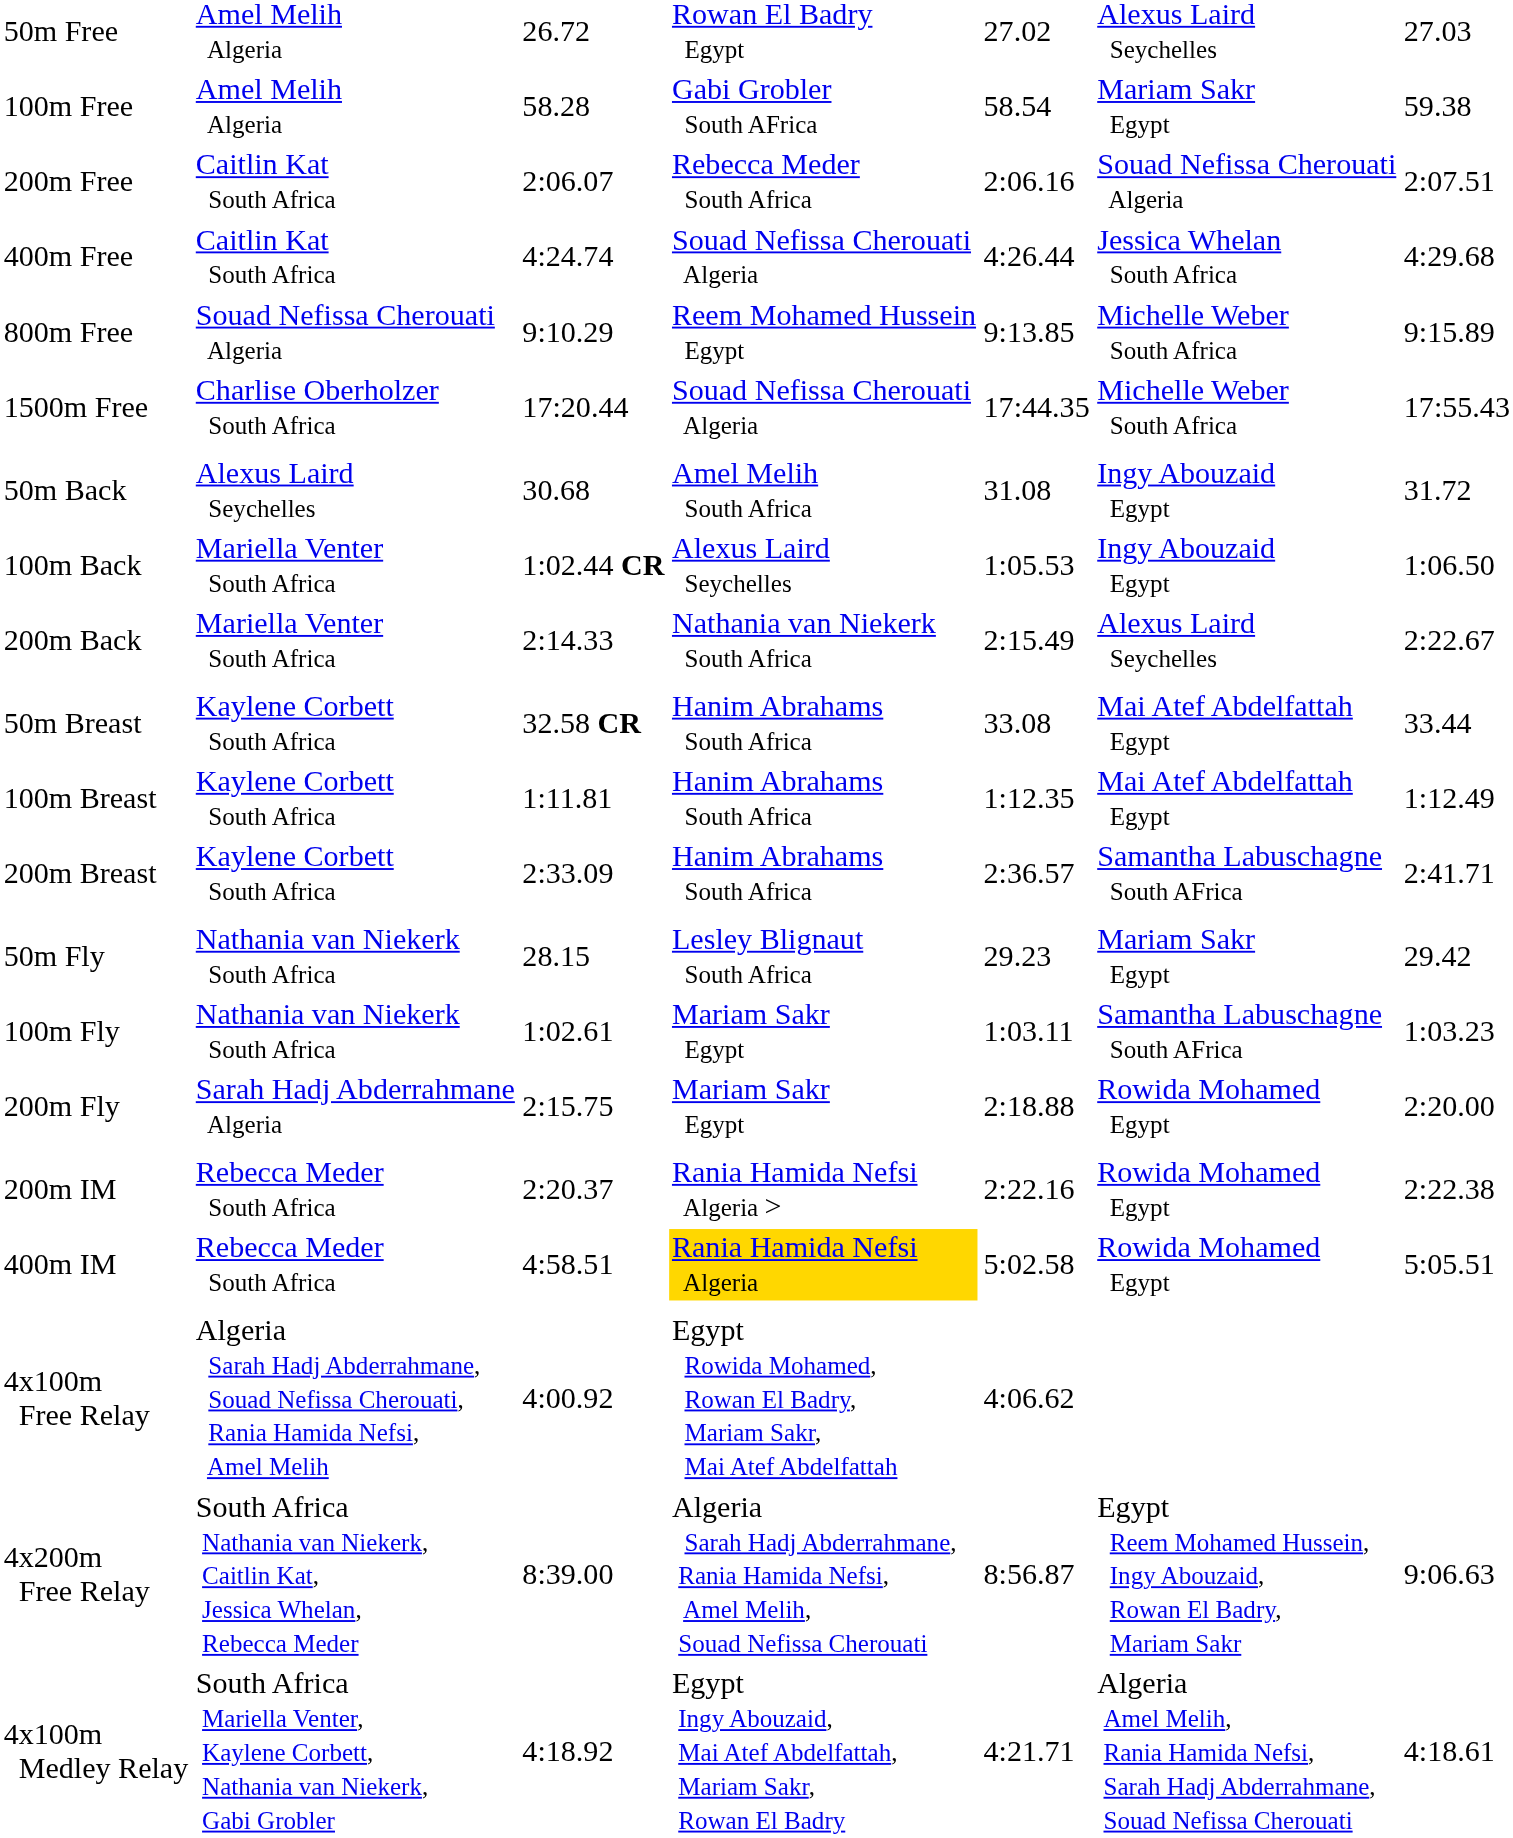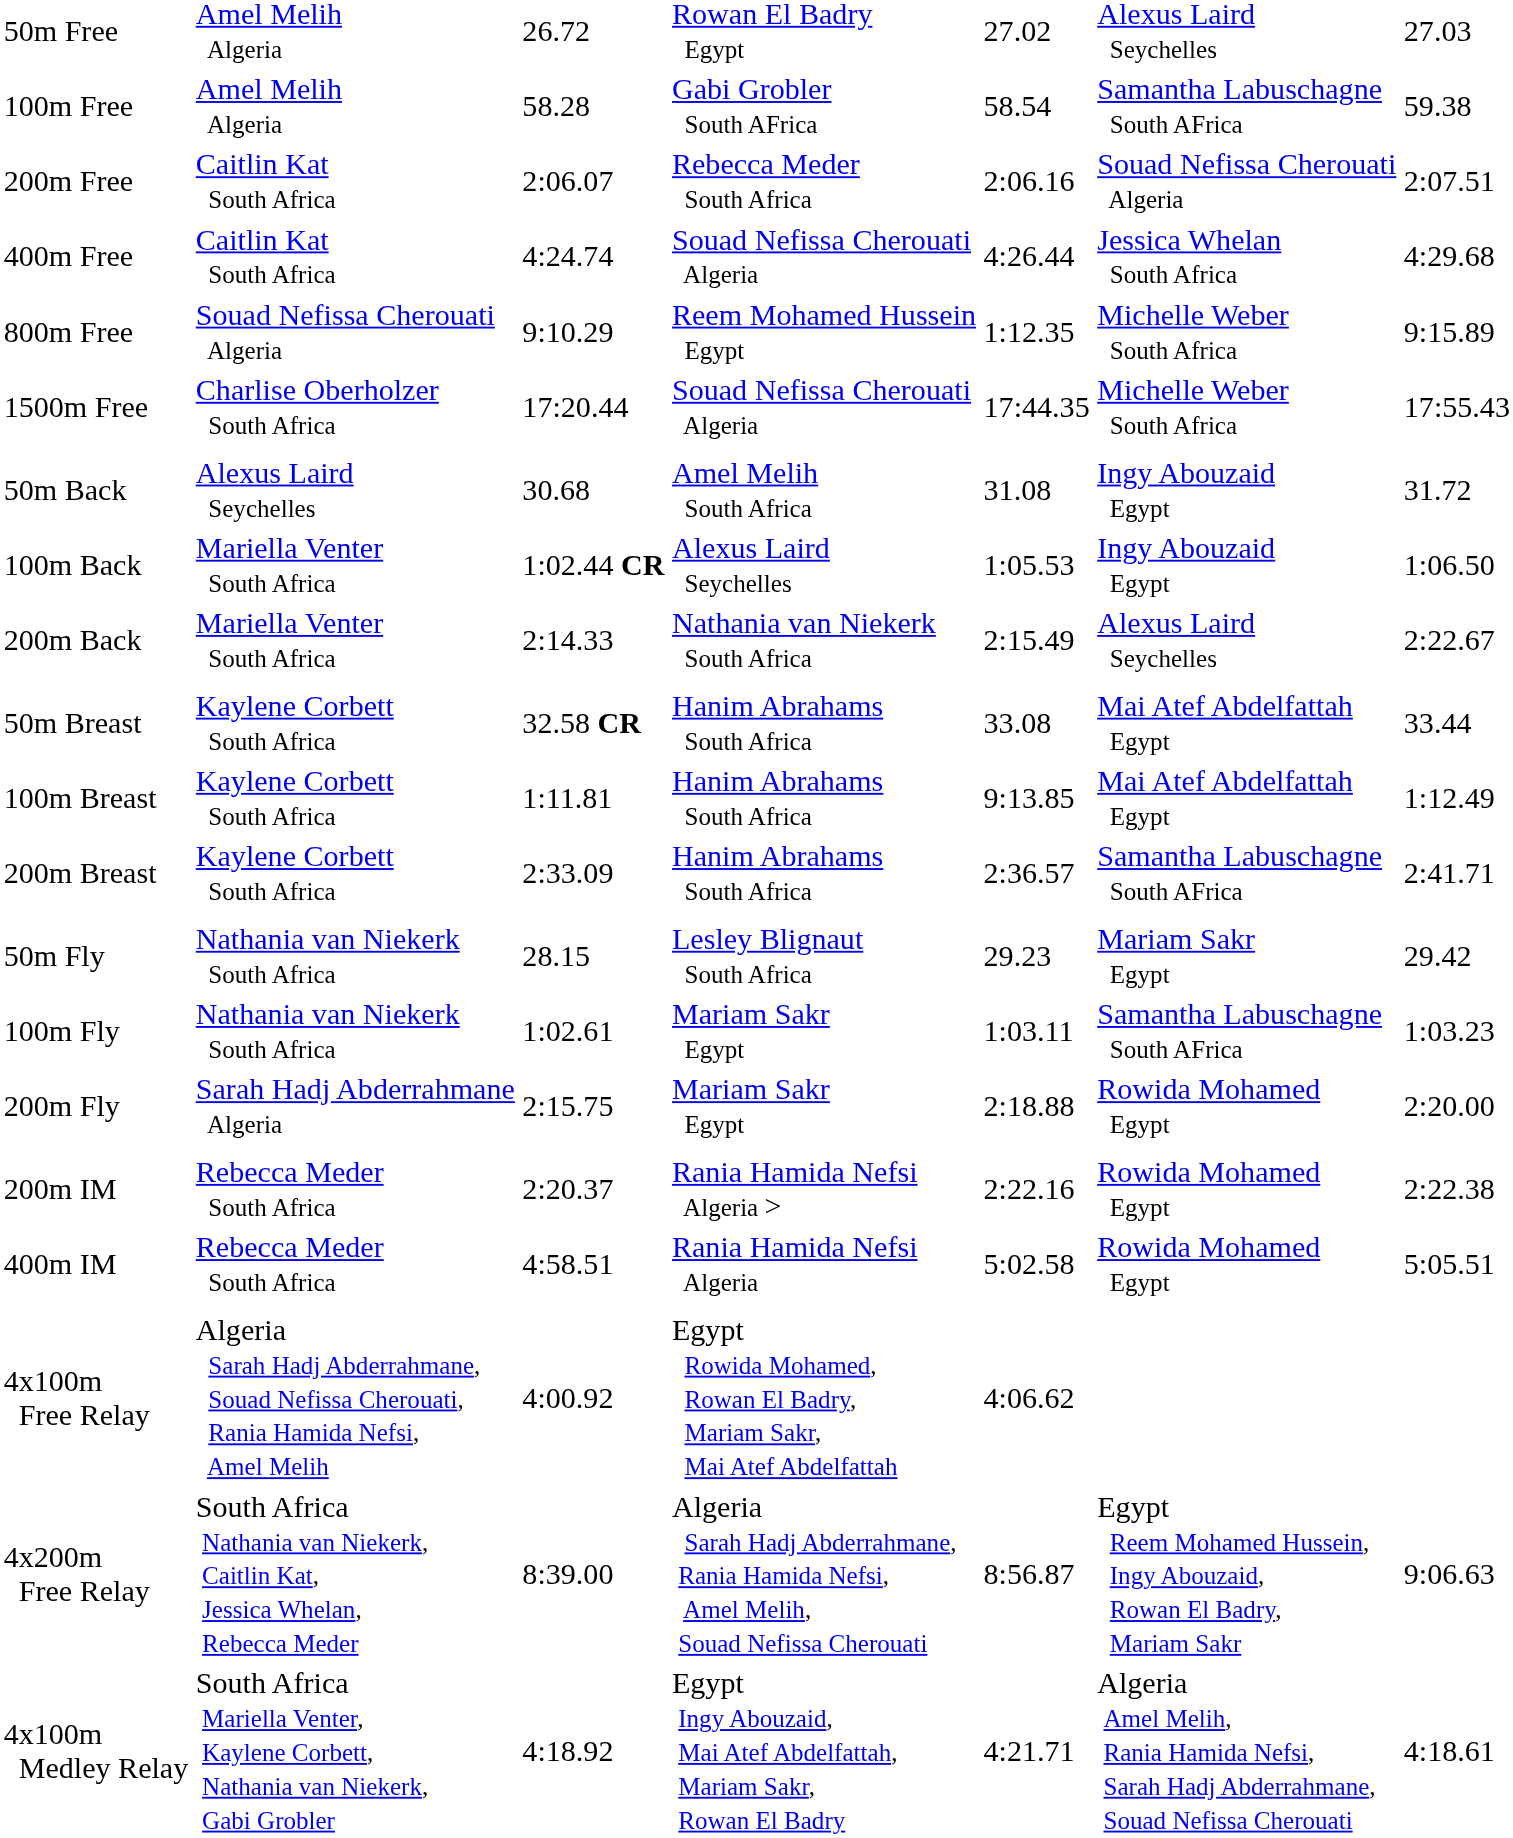(1176, 106) Mariam Sakr Egypt -> (1240, 106) Samantha Labuschagne South AFrica
(1029, 331) 9:13.85 -> (1029, 331) 1:12.35
(1029, 798) 1:12.35 -> (1029, 798) 9:13.85
(795, 1264) gold background -> (795, 1264) no background
